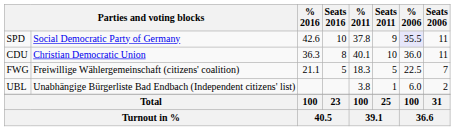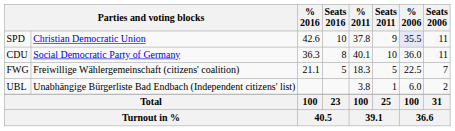(107, 39) Social Democratic Party of Germany -> (89, 39) Christian Democratic Union
(89, 54) Christian Democratic Union -> (107, 54) Social Democratic Party of Germany
